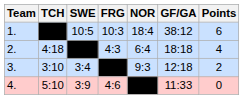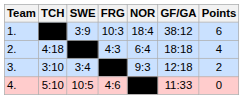(83, 31) 10:5 -> (83, 31) 3:9
(83, 85) 3:9 -> (83, 85) 10:5
